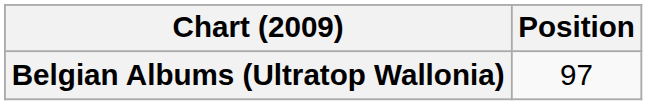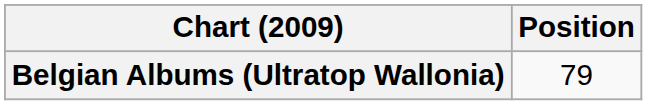(577, 74) 97 -> (577, 74) 79
